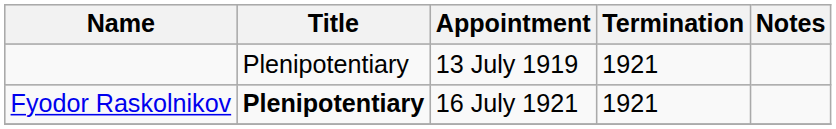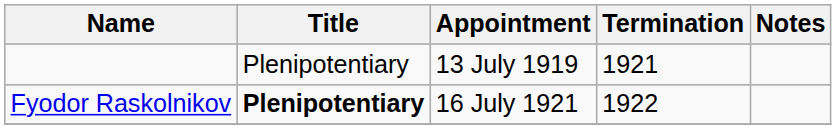(630, 104) 1921 -> (630, 104) 1922
